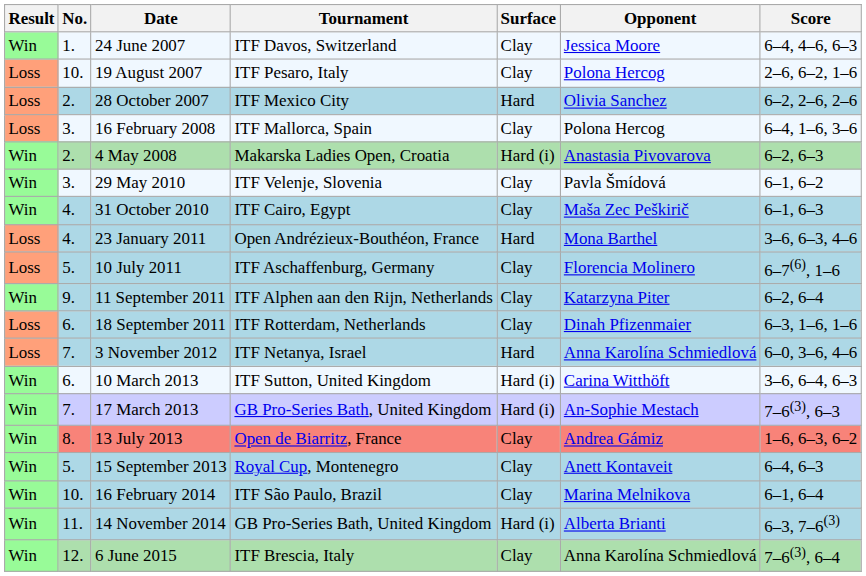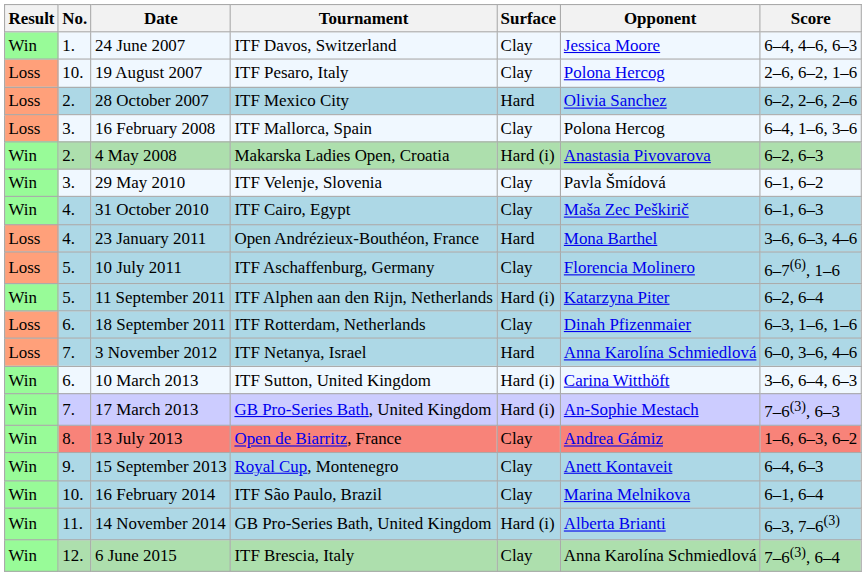(69, 296) 9. -> (69, 296) 5.
(517, 296) Clay -> (528, 296) Hard (i)
(69, 466) 5. -> (69, 466) 9.
